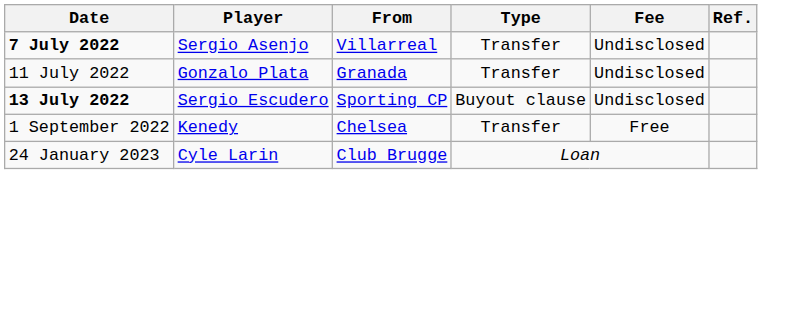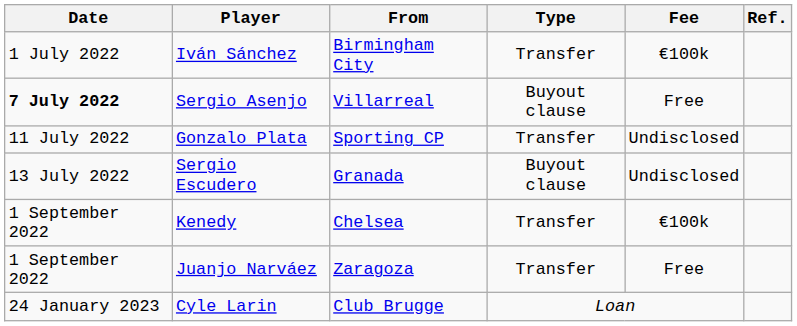+ row: (236, 55)
(521, 46) Transfer -> (556, 102) Buyout clause
(649, 46) Undisclosed -> (684, 102) Free
(372, 73) Granada -> (389, 139) Sporting CP
(69, 100) bold -> (69, 176) normal
(392, 100) Sporting CP -> (368, 176) Granada
(649, 128) Free -> (684, 223) €100k
+ row: (246, 269)
